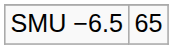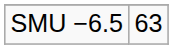(149, 24) 65 -> (149, 24) 63
